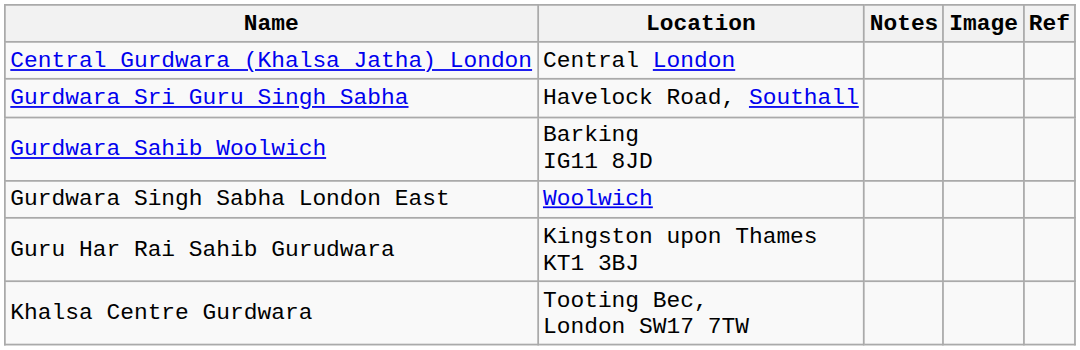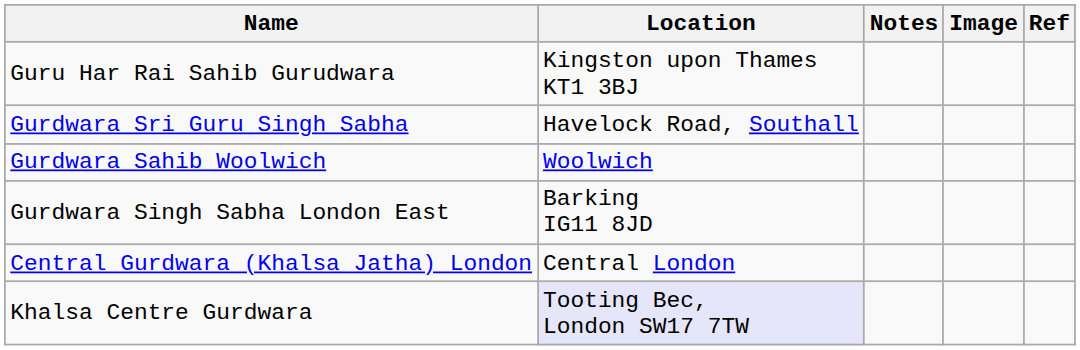rows swapped: (271, 61) <-> (203, 250)
(598, 149) Barking IG11 8JD -> (598, 162) Woolwich
(598, 199) Woolwich -> (598, 212) Barking IG11 8JD
(646, 313) no background -> (646, 313) lavender background
